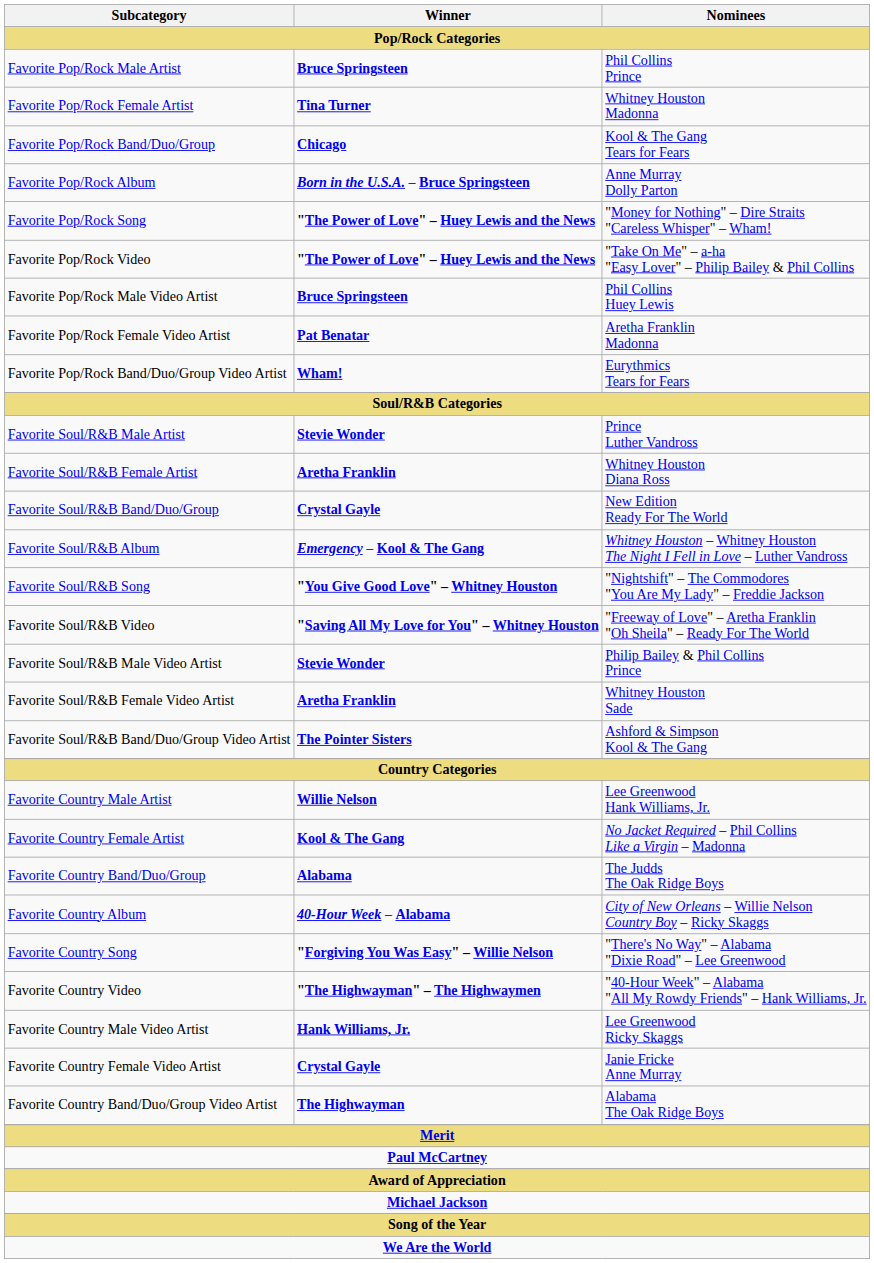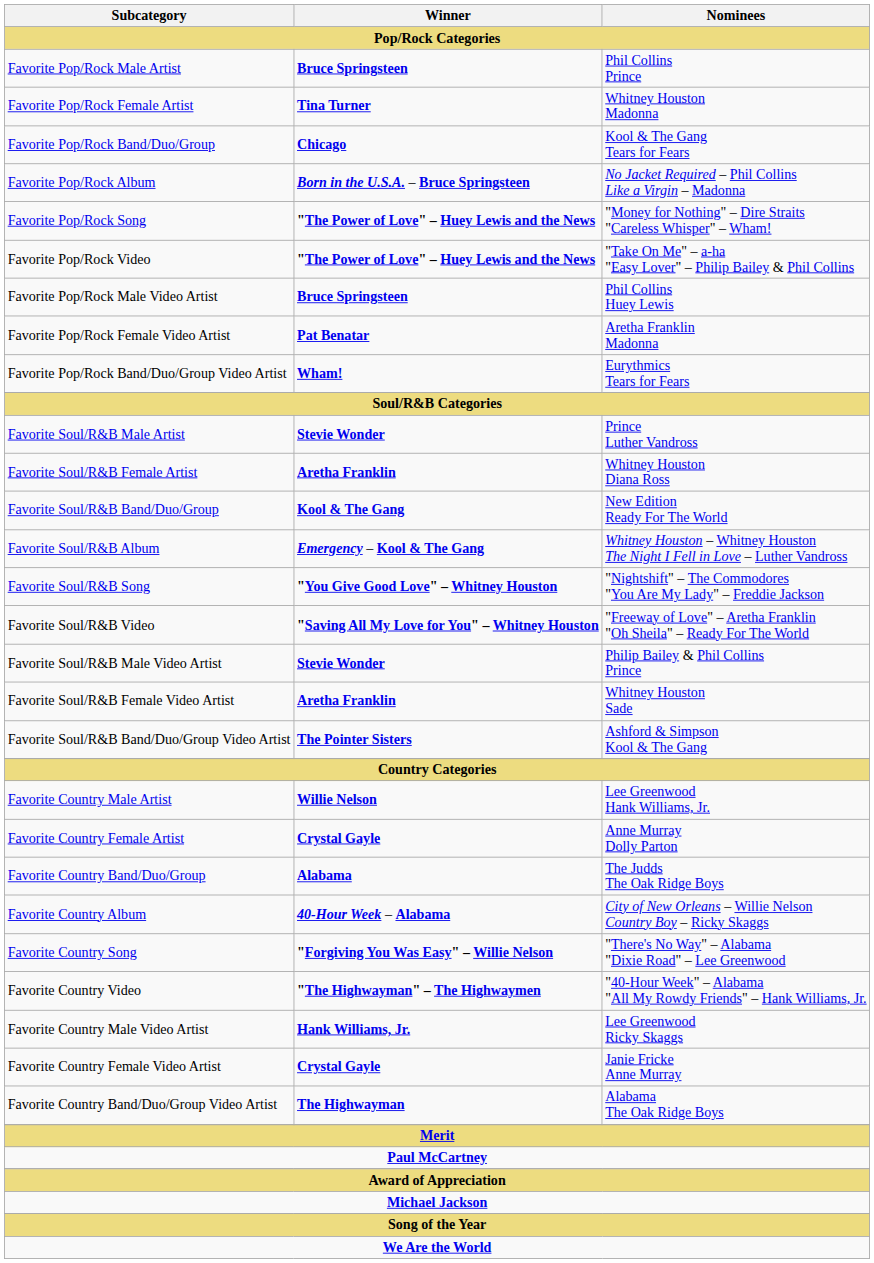(643, 182) Anne Murray Dolly Parton -> (701, 182) No Jacket Required – Phil Collins Like a Virgin – Madonna
(339, 510) Crystal Gayle -> (351, 510) Kool & The Gang
(351, 838) Kool & The Gang -> (339, 838) Crystal Gayle
(701, 838) No Jacket Required – Phil Collins Like a Virgin – Madonna -> (643, 838) Anne Murray Dolly Parton
